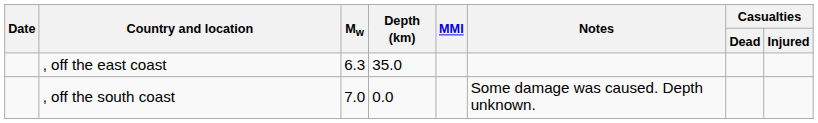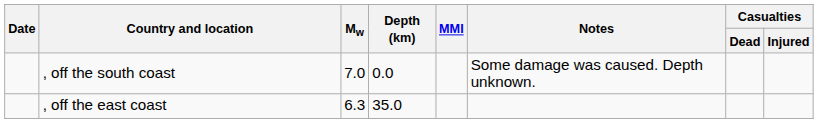rows swapped: (105, 64) <-> (109, 97)
